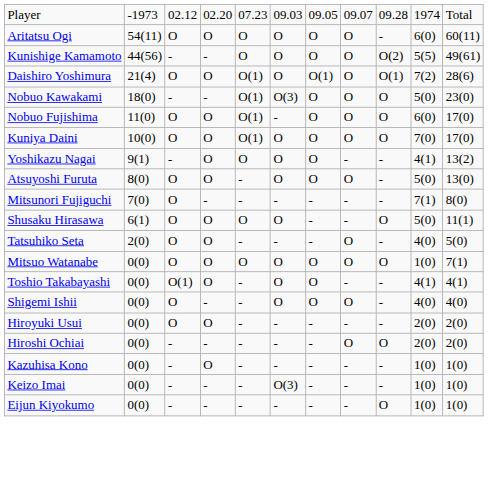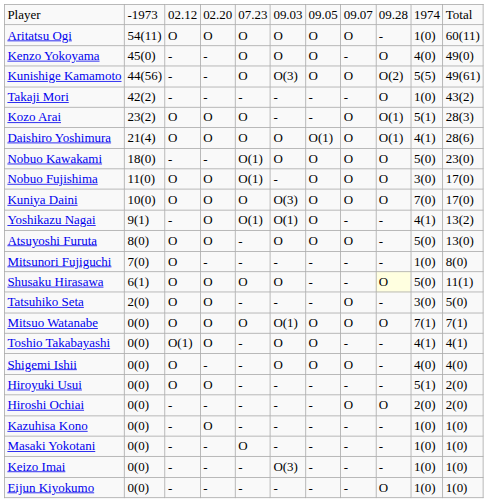(425, 35) 6(0) -> (425, 35) 1(0)
+ row: (53, 55)
(278, 55) O -> (286, 76) O(3)
+ row: (38, 96)
+ row: (34, 117)
(251, 76) O(1) -> (243, 138) O
(425, 76) 7(2) -> (425, 138) 4(1)
(286, 96) O(3) -> (278, 158) O
(425, 117) 6(0) -> (425, 179) 3(0)
(251, 138) O(1) -> (243, 199) O
(278, 138) O -> (286, 199) O(3)
(243, 158) O -> (251, 220) O(1)
(278, 158) O -> (286, 220) O(1)
(425, 199) 7(1) -> (425, 261) 1(0)
(383, 220) no background -> (383, 281) lightyellow background
(425, 240) 4(0) -> (425, 302) 3(0)
(278, 261) O -> (286, 323) O(1)
(425, 261) 1(0) -> (425, 323) 7(1)
(425, 323) 2(0) -> (425, 384) 5(1)
+ row: (51, 446)
